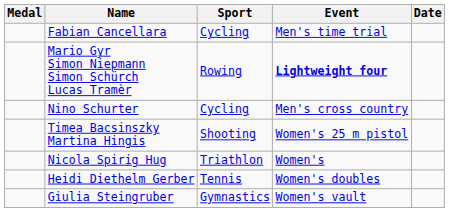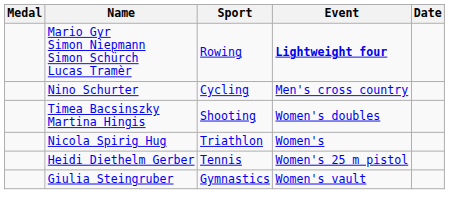- row: (107, 33)
(342, 135) Women's 25 m pistol -> (328, 116) Women's doubles
(328, 179) Women's doubles -> (342, 161) Women's 25 m pistol
